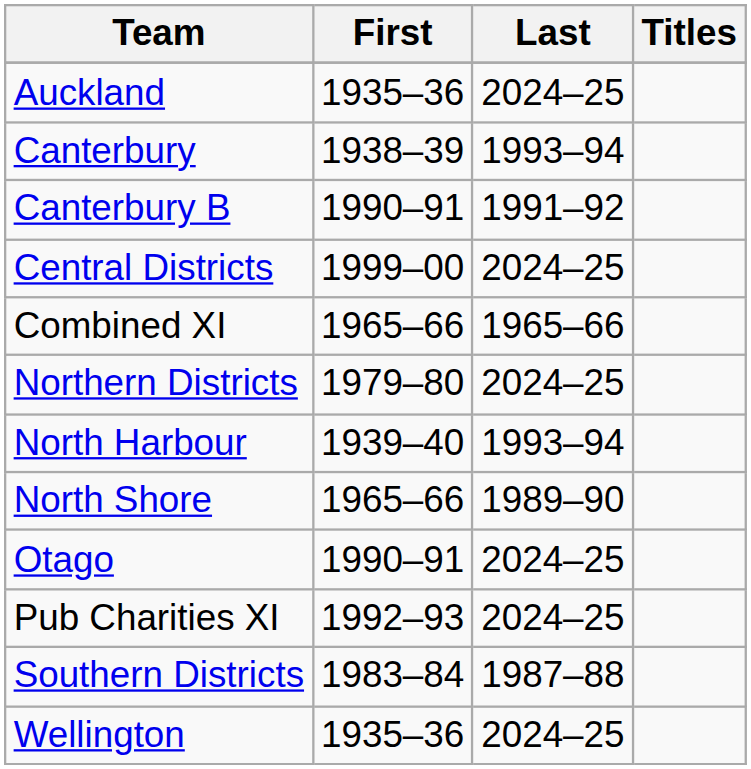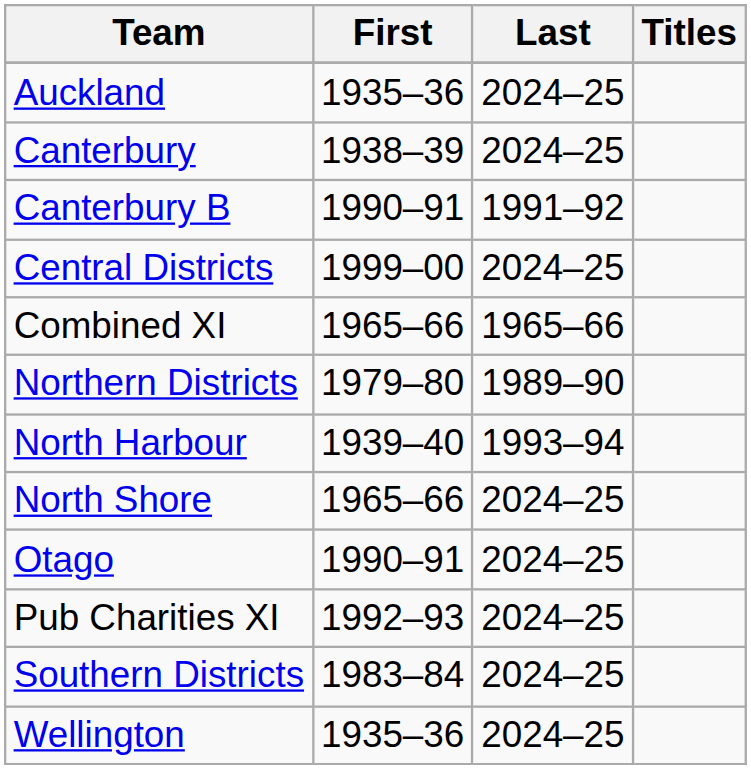(553, 150) 1993–94 -> (553, 150) 2024–25
(553, 383) 2024–25 -> (553, 383) 1989–90
(553, 500) 1989–90 -> (553, 500) 2024–25
(553, 675) 1987–88 -> (553, 675) 2024–25
